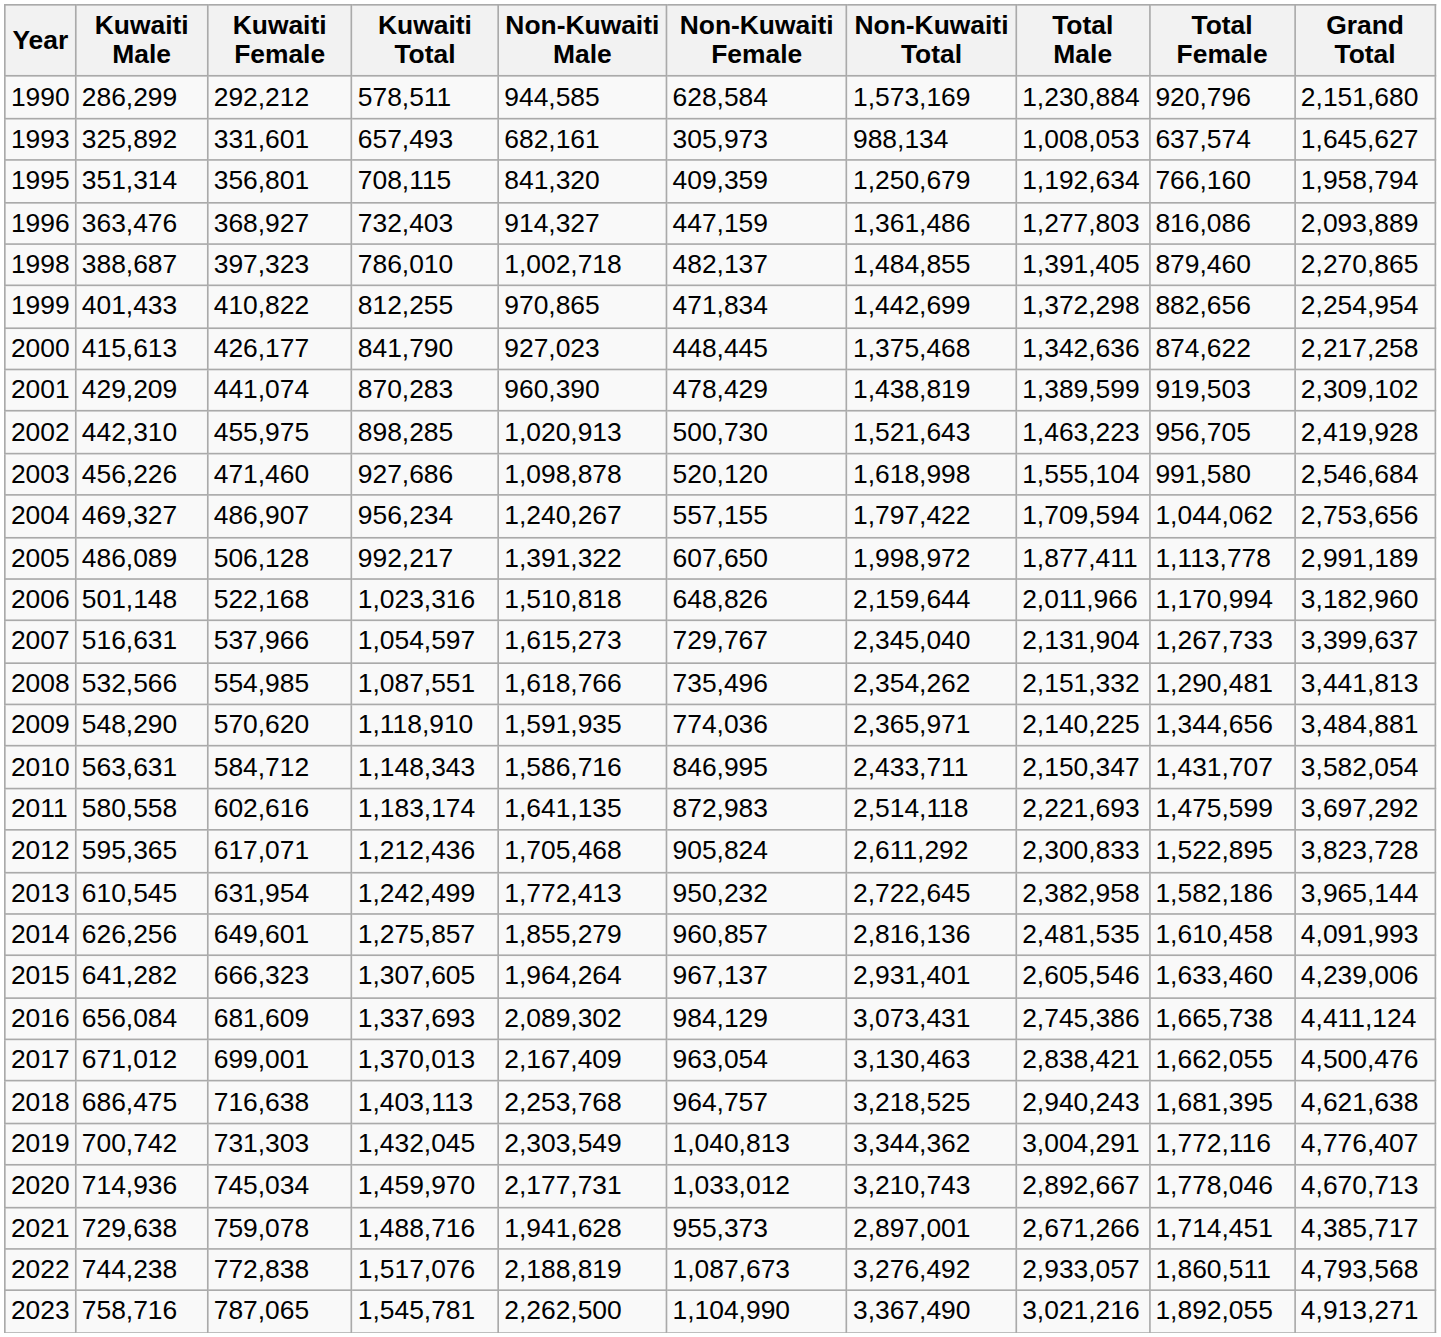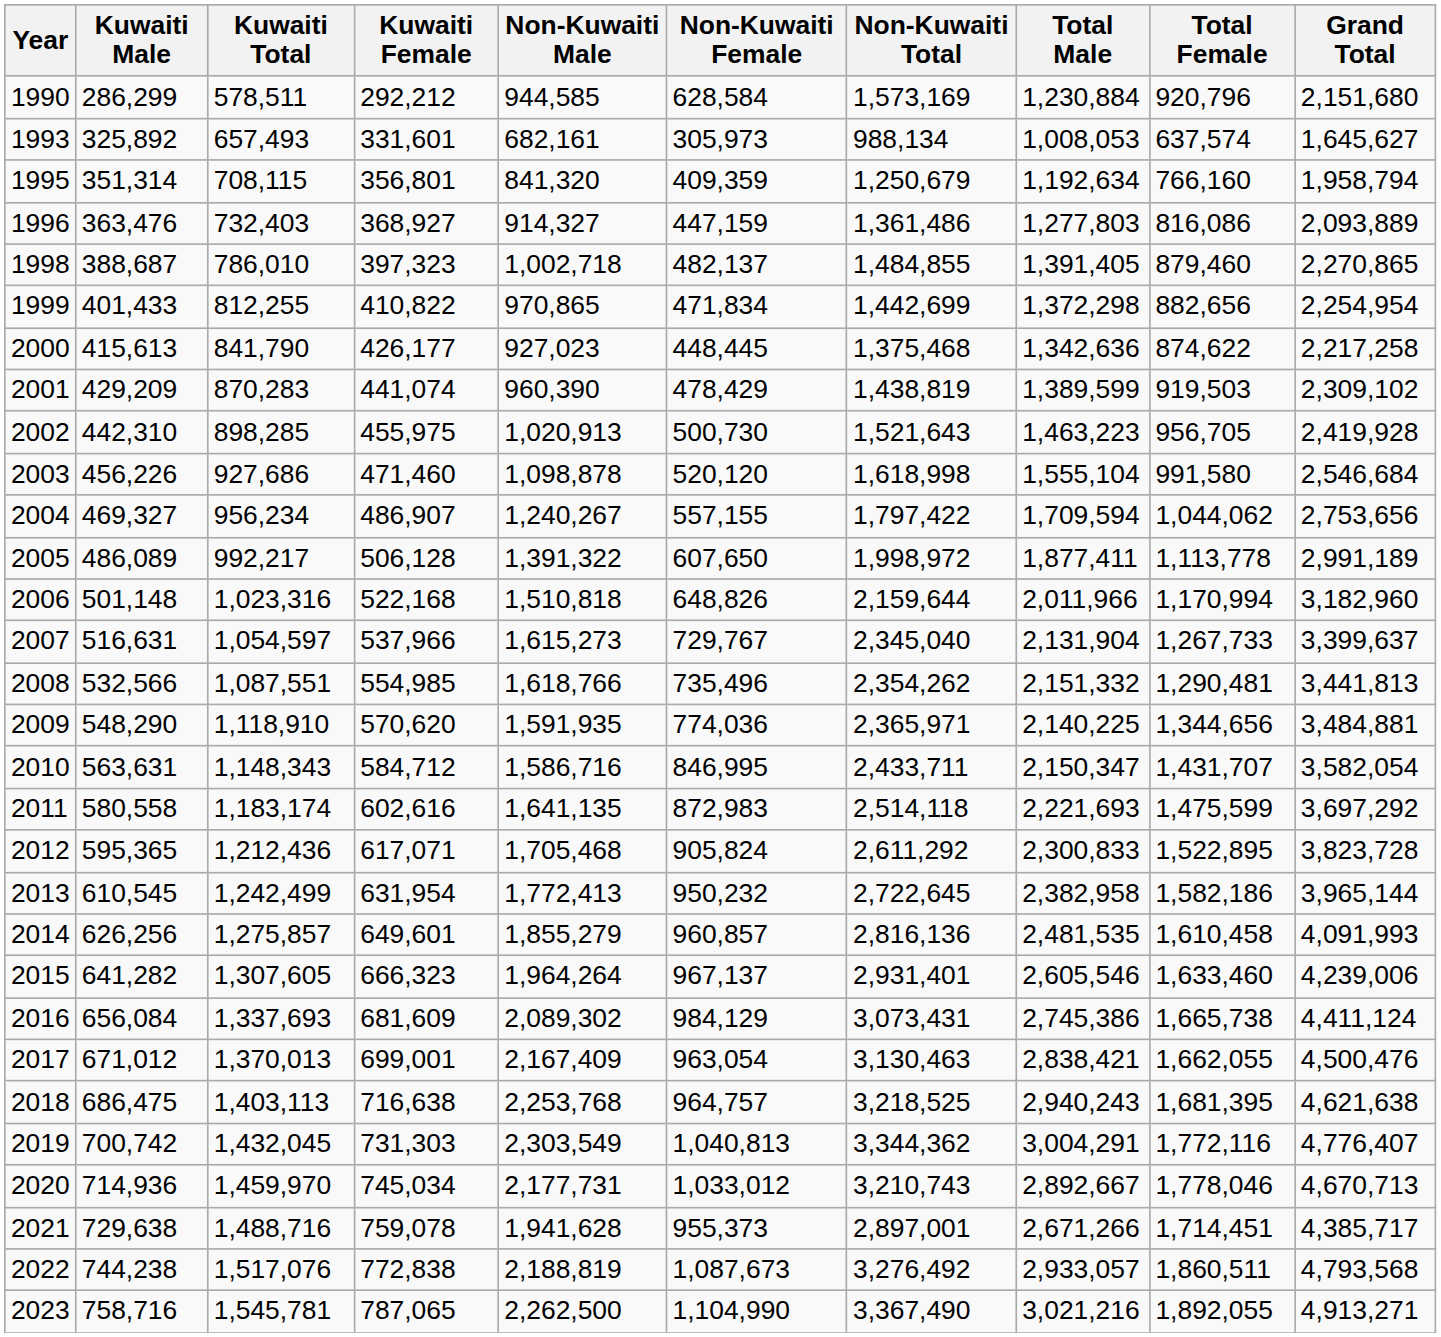columns swapped: (280, 40) <-> (425, 40)
